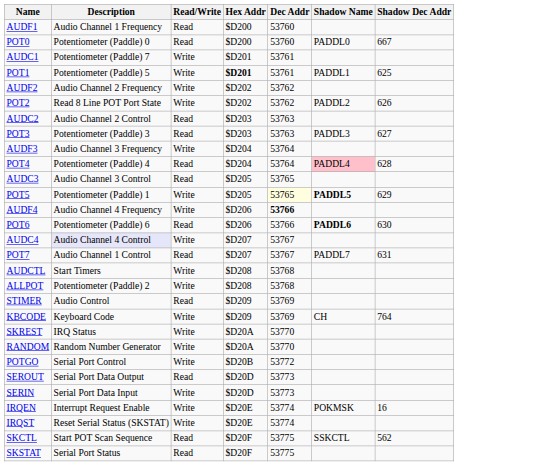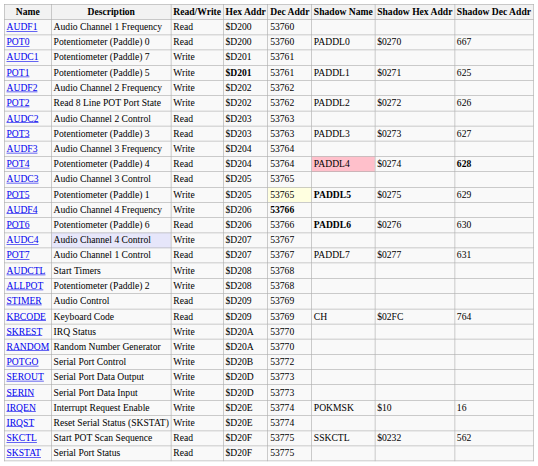+ column: (415, 12)
(384, 164) normal -> (464, 164) bold
(184, 316) Write -> (183, 316) Read
(183, 377) Read -> (184, 377) Write
